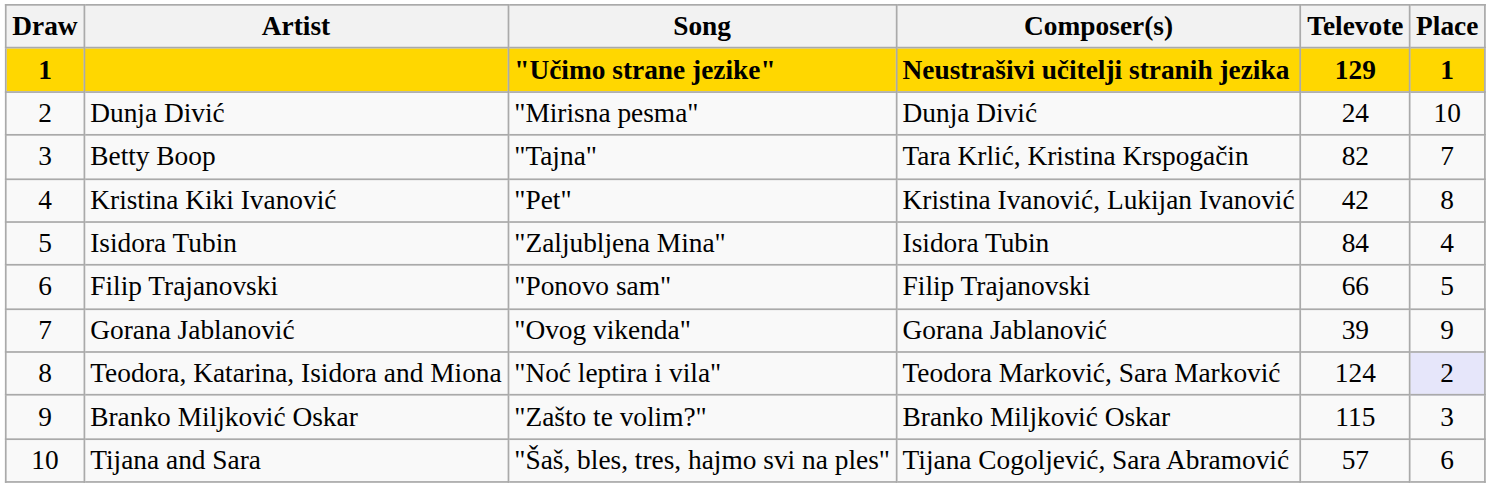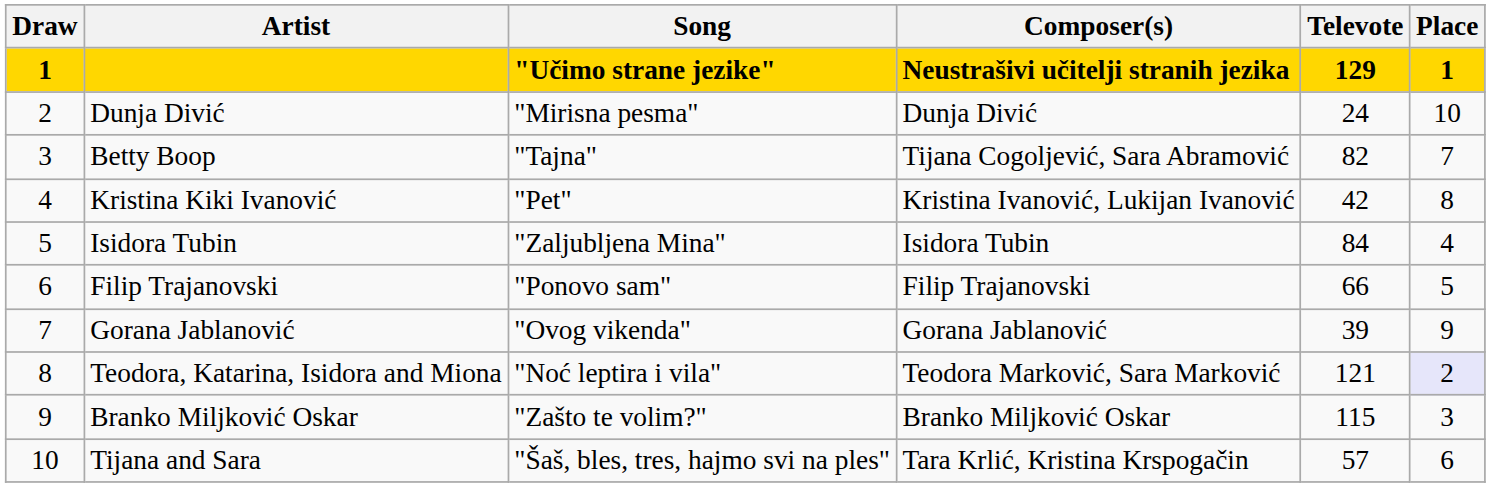(1076, 156) Tara Krlić, Kristina Krspogačin -> (1096, 156) Tijana Cogoljević, Sara Abramović
(1355, 373) 124 -> (1355, 373) 121
(1096, 460) Tijana Cogoljević, Sara Abramović -> (1076, 460) Tara Krlić, Kristina Krspogačin
